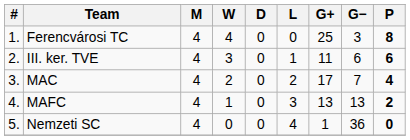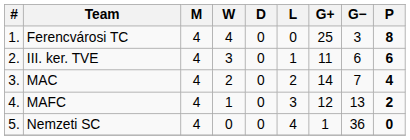(325, 80) 17 -> (325, 80) 14
(325, 102) 13 -> (325, 102) 12
